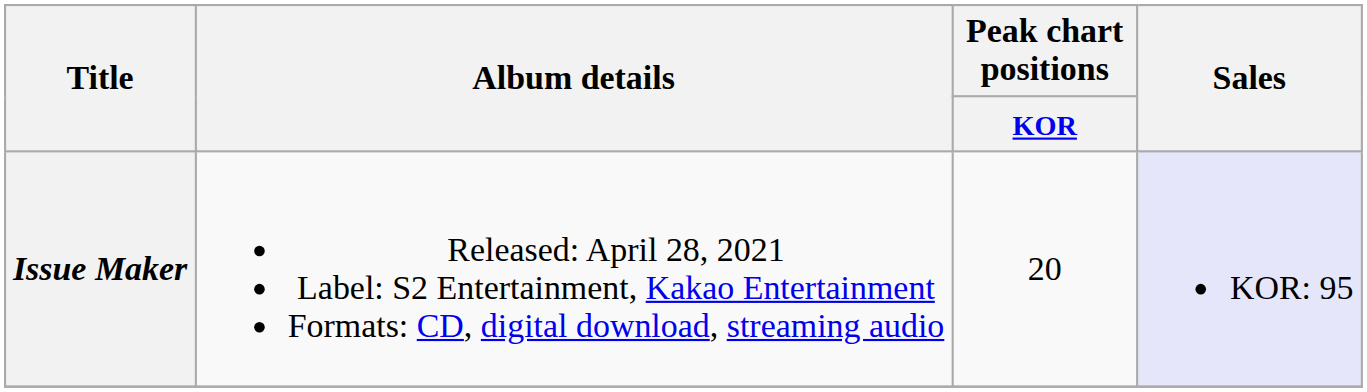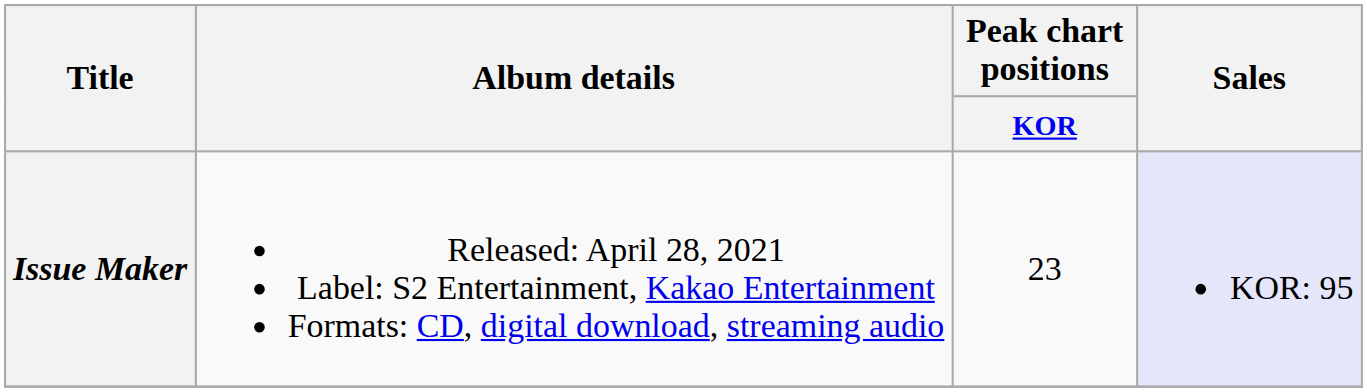(1045, 268) 20 -> (1045, 268) 23
